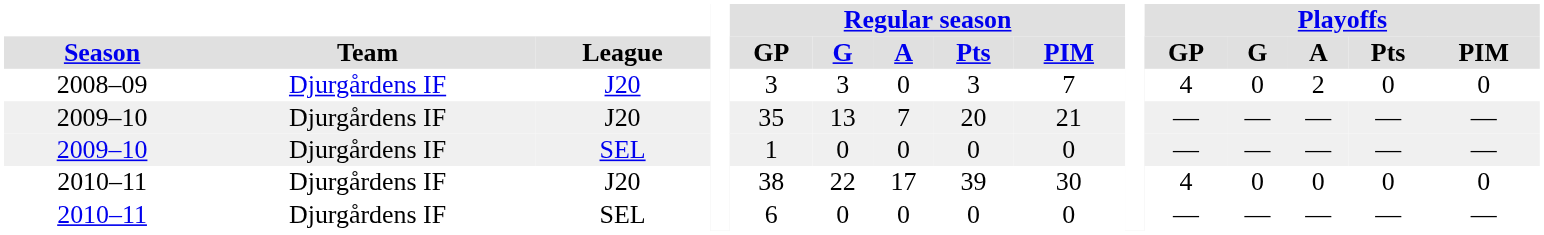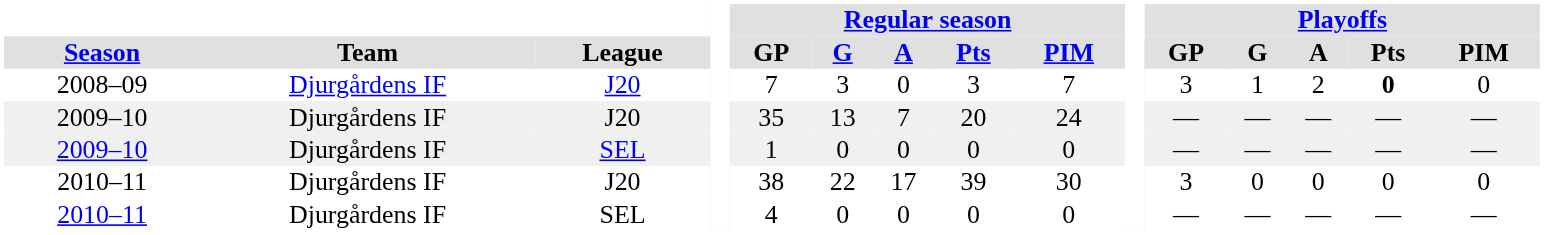(771, 84) 3 -> (771, 84) 7
(1186, 84) 4 -> (1186, 84) 3
(1257, 84) 0 -> (1257, 84) 1
(1388, 84) normal -> (1388, 84) bold
(1069, 117) 21 -> (1069, 117) 24
(1186, 181) 4 -> (1186, 181) 3
(771, 214) 6 -> (771, 214) 4
